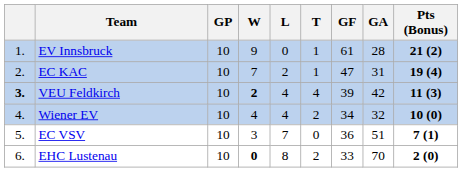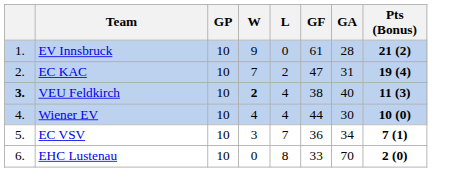- column: (316, 22)
(347, 93) 39 -> (316, 93) 38
(378, 93) 42 -> (347, 93) 40
(347, 114) 34 -> (316, 114) 44
(378, 114) 32 -> (347, 114) 30
(378, 135) 51 -> (347, 135) 34
(254, 156) bold -> (254, 156) normal
